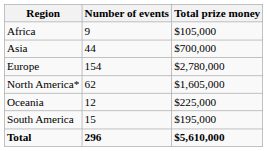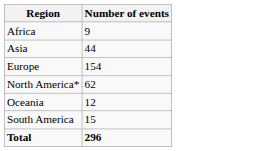- column: (217, 13)
